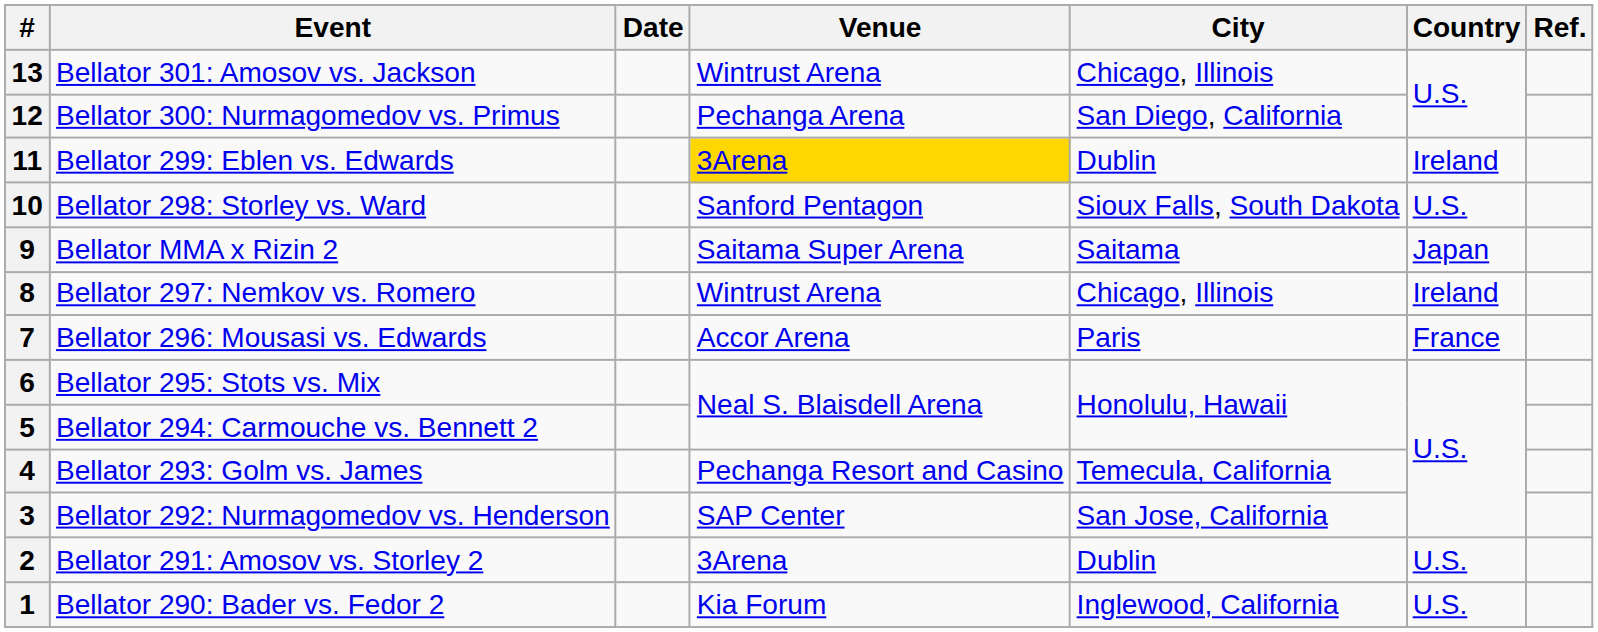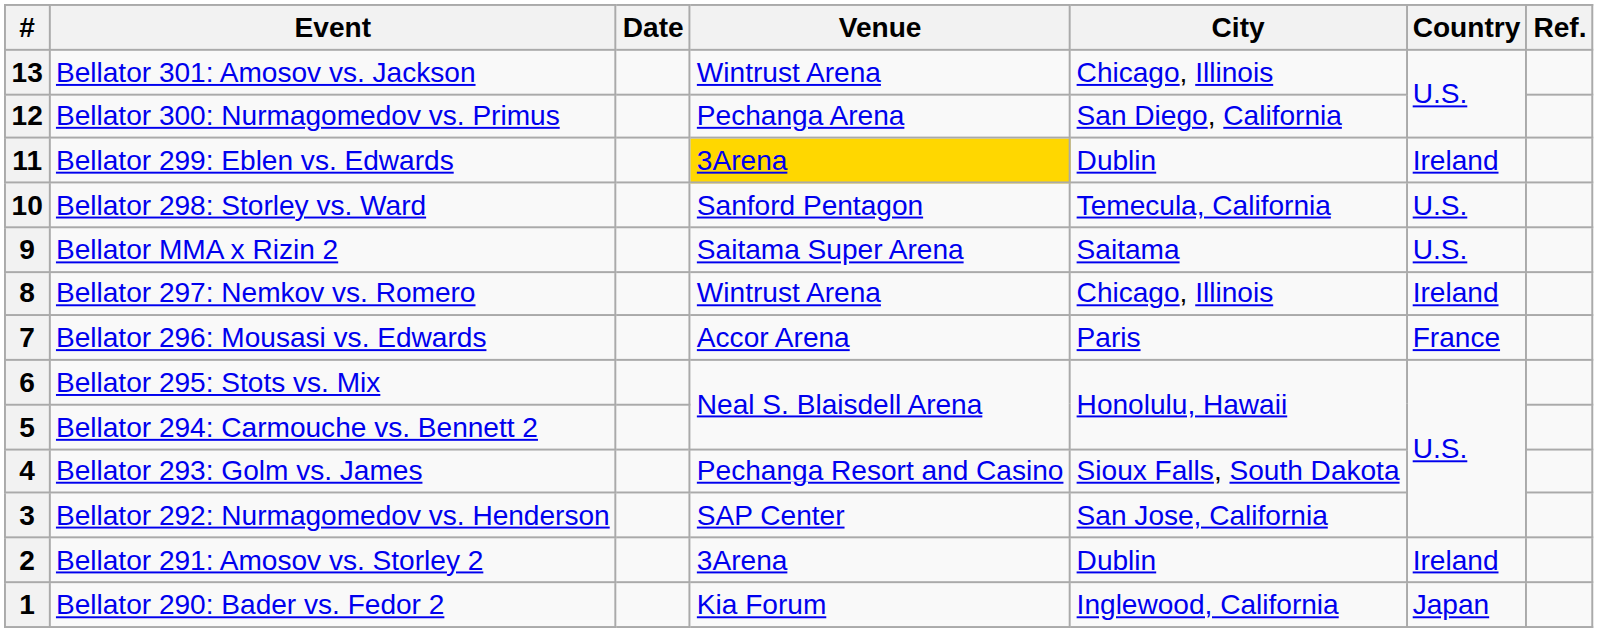(1238, 205) Sioux Falls, South Dakota -> (1204, 205) Temecula, California
(1451, 249) Japan -> (1440, 249) U.S.
(1204, 471) Temecula, California -> (1238, 471) Sioux Falls, South Dakota
(1440, 560) U.S. -> (1456, 560) Ireland
(1440, 604) U.S. -> (1451, 604) Japan
